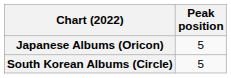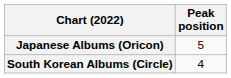(201, 63) 5 -> (201, 63) 4
